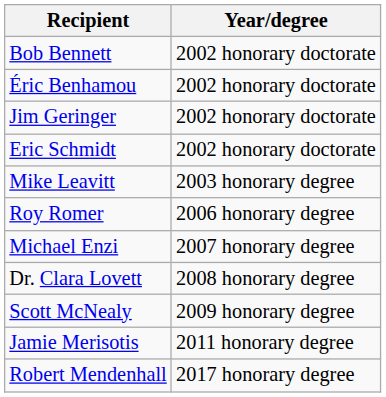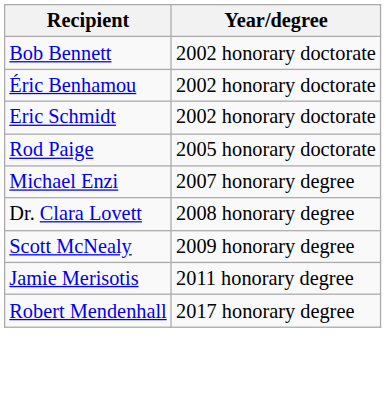- row: (63, 117)
- row: (62, 181)
+ row: (51, 149)
- row: (56, 213)
